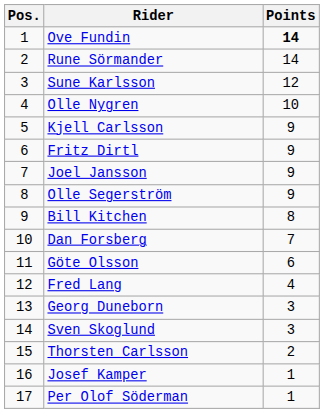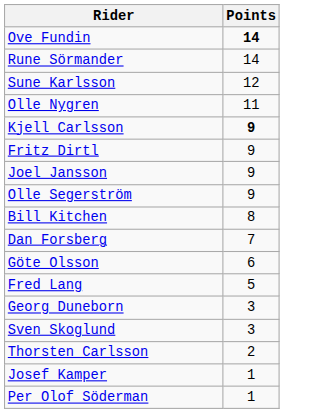- column: (24, 16)
(291, 106) 10 -> (251, 106) 11
(291, 128) normal -> (251, 128) bold
(291, 285) 4 -> (251, 285) 5
